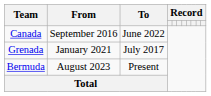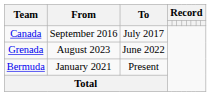(144, 34) June 2022 -> (144, 34) July 2017
(84, 50) January 2021 -> (84, 50) August 2023
(144, 50) July 2017 -> (144, 50) June 2022
(84, 67) August 2023 -> (84, 67) January 2021
